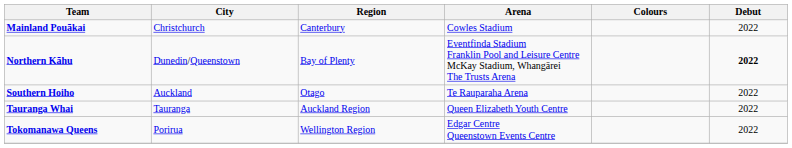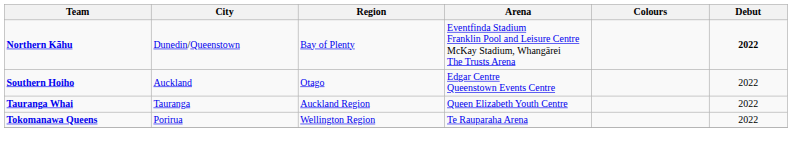- row: (46, 28)
(487, 93) Te Rauparaha Arena -> (501, 82) Edgar Centre Queenstown Events Centre
(501, 130) Edgar Centre Queenstown Events Centre -> (487, 119) Te Rauparaha Arena
